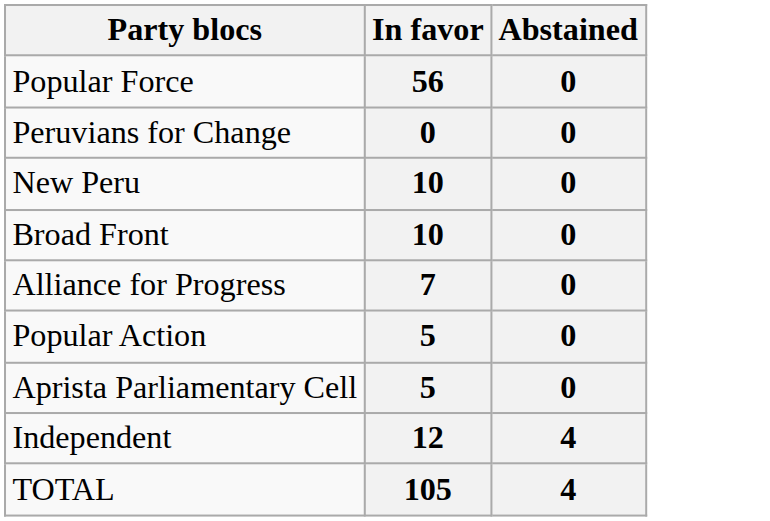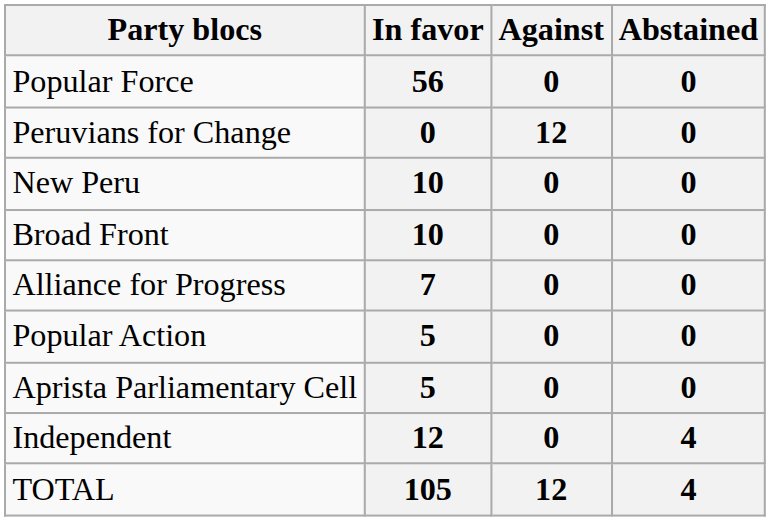+ column: (551, 30)
